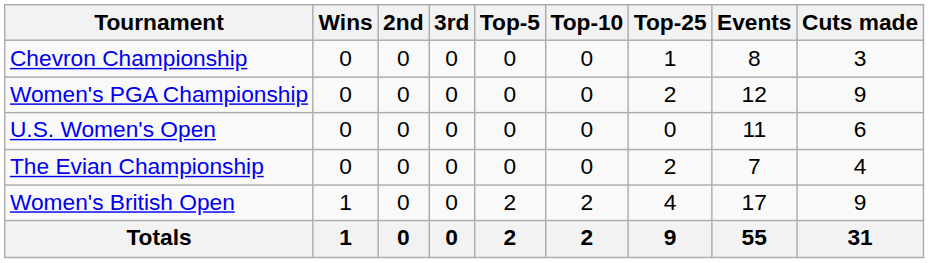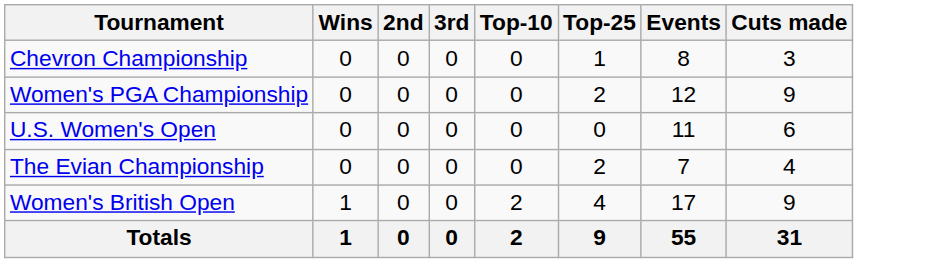- column: (510, 22)
